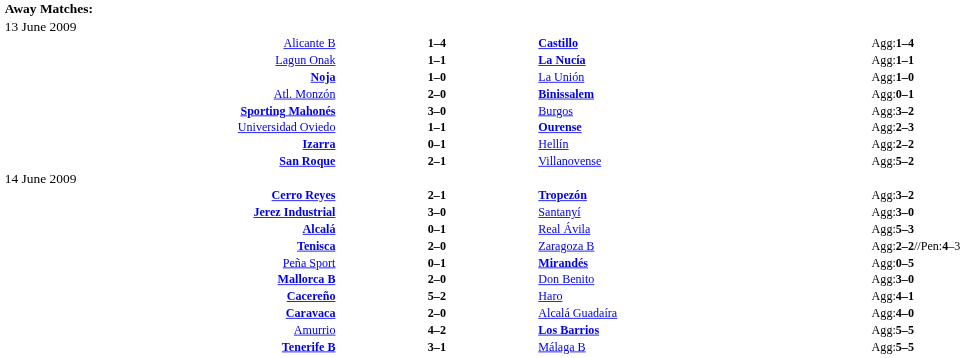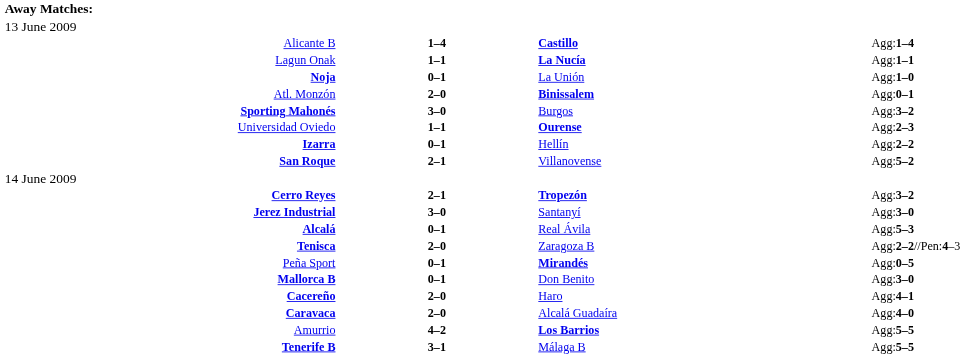(437, 77) 1–0 -> (437, 77) 0–1
(437, 279) 2–0 -> (437, 279) 0–1
(437, 296) 5–2 -> (437, 296) 2–0
